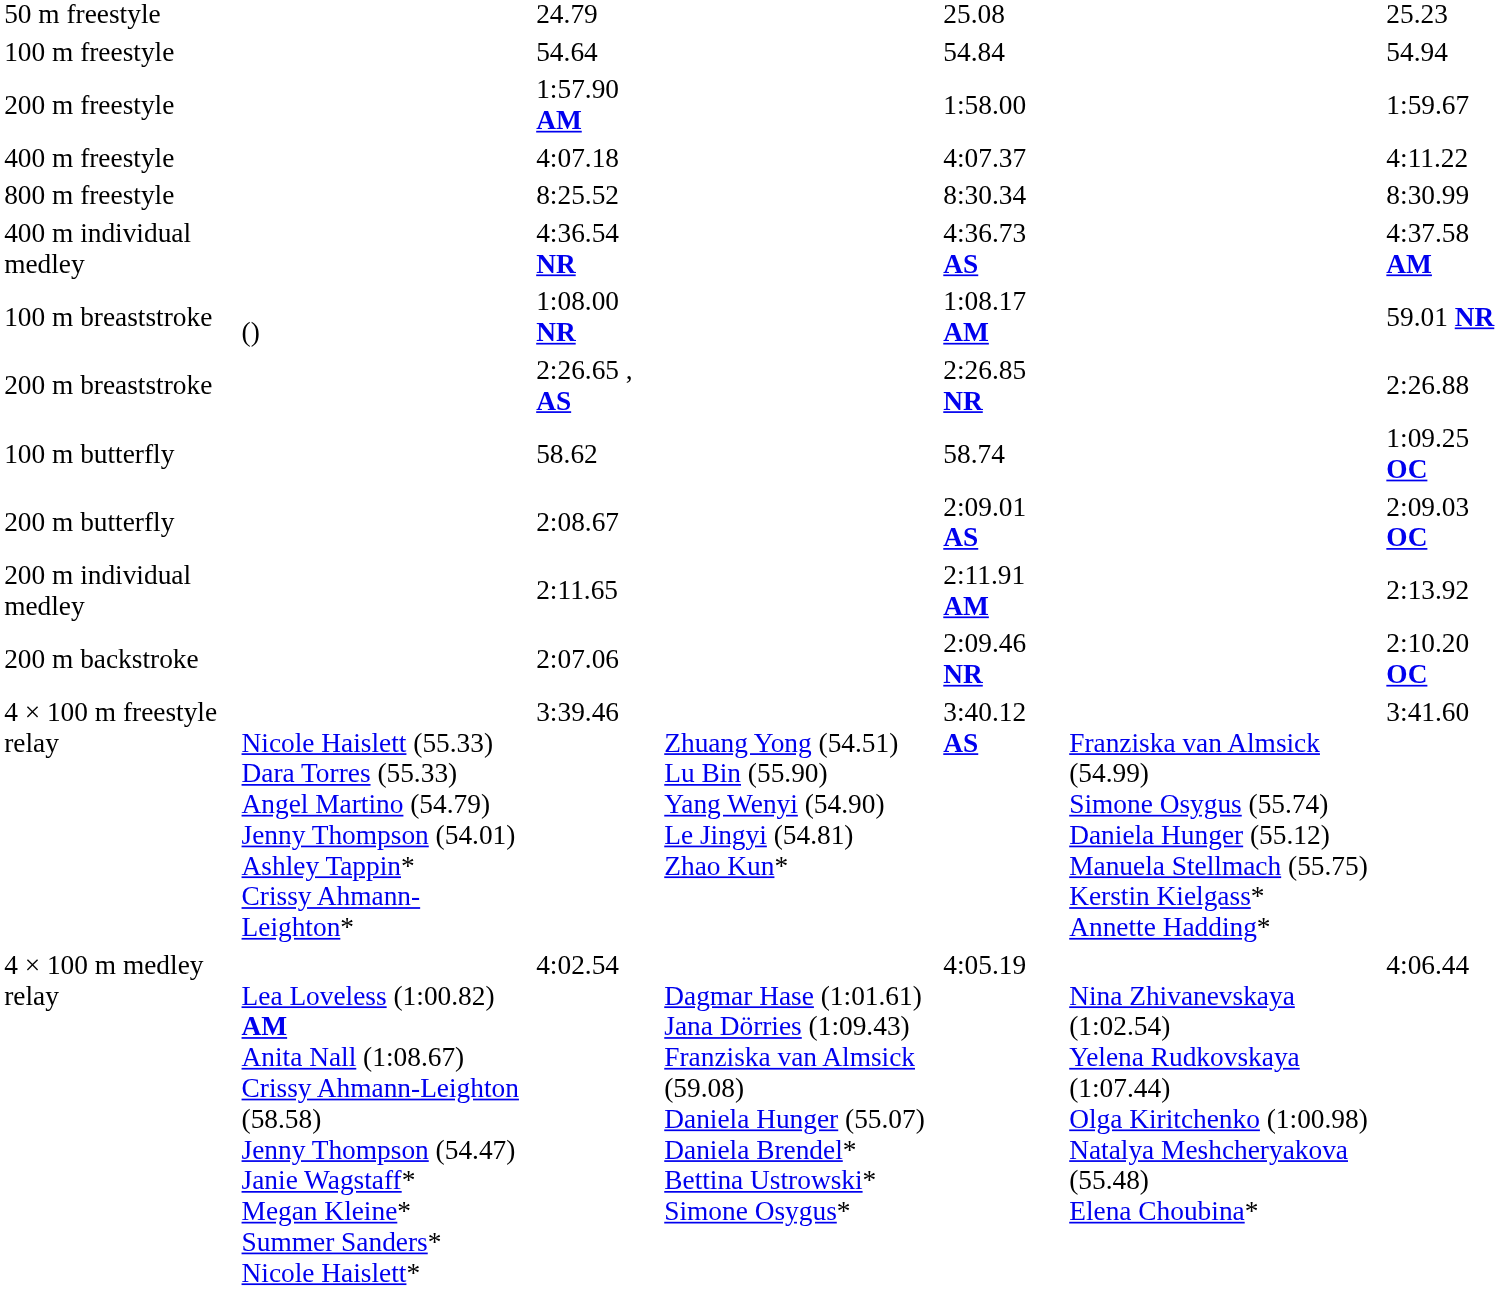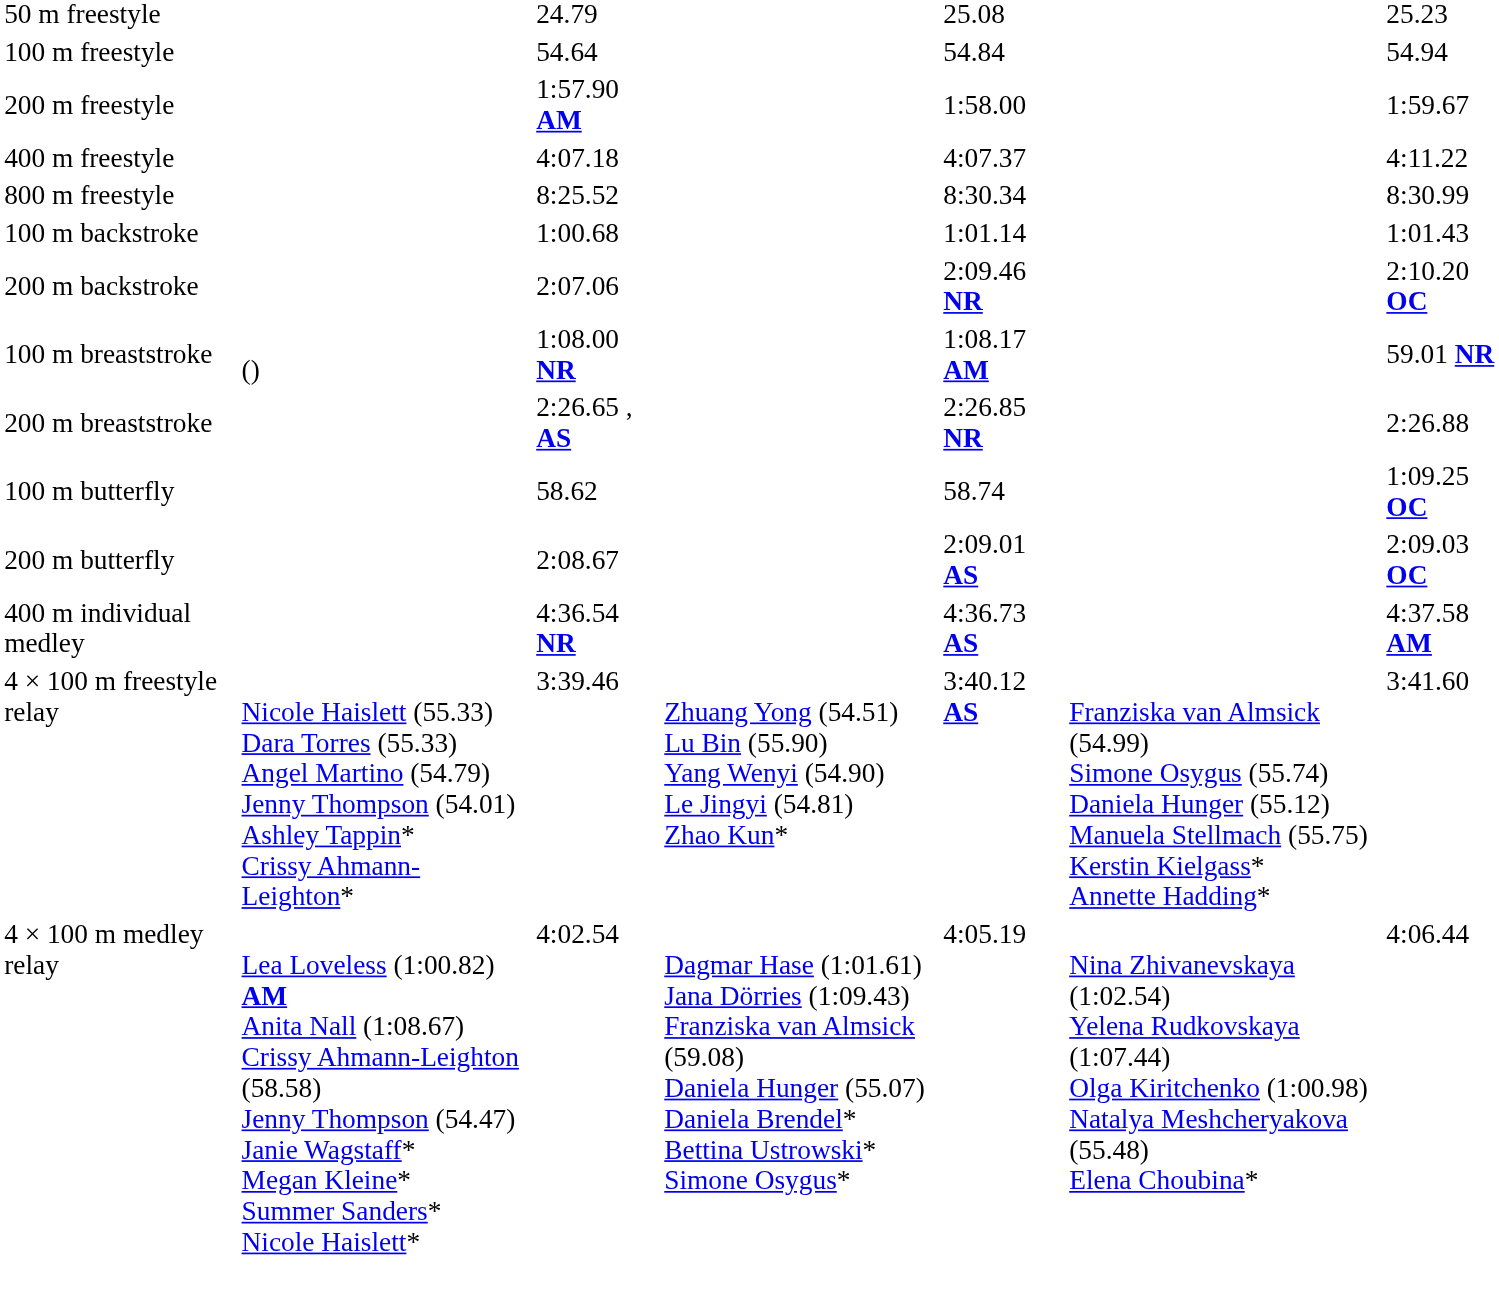+ row: (101, 233)
rows swapped: (101, 658) <-> (98, 248)
- row: (98, 590)
